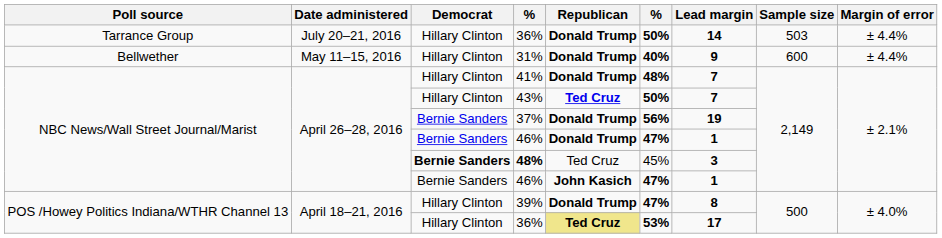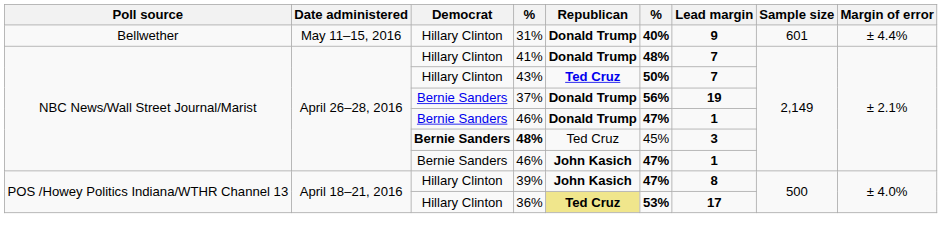- row: (148, 35)
(797, 56) 600 -> (797, 35) 601
(593, 202) Donald Trump -> (593, 181) John Kasich
